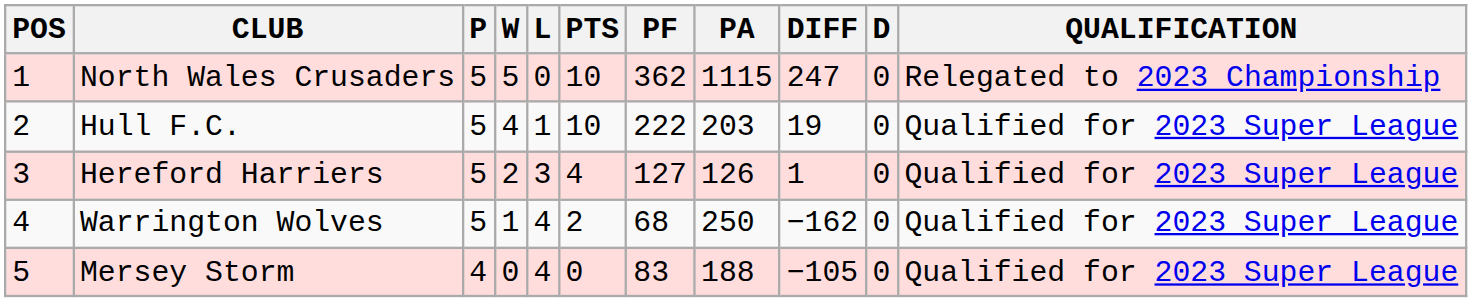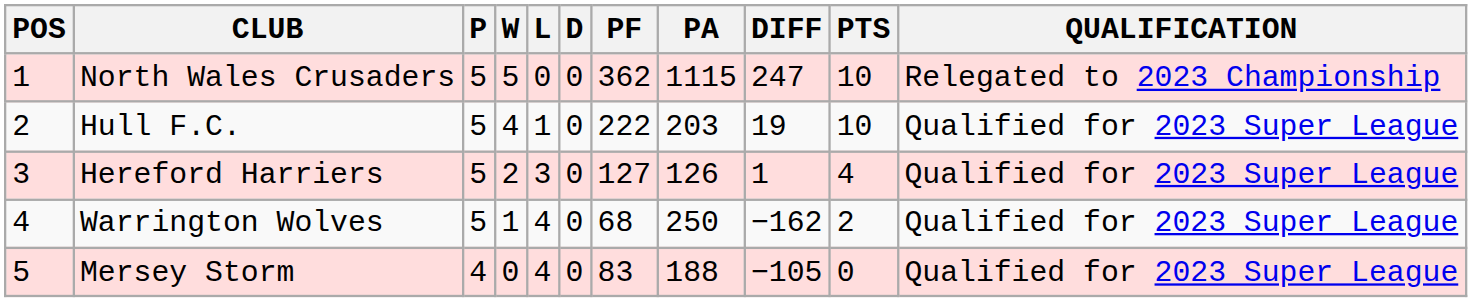columns swapped: (881, 29) <-> (592, 29)
